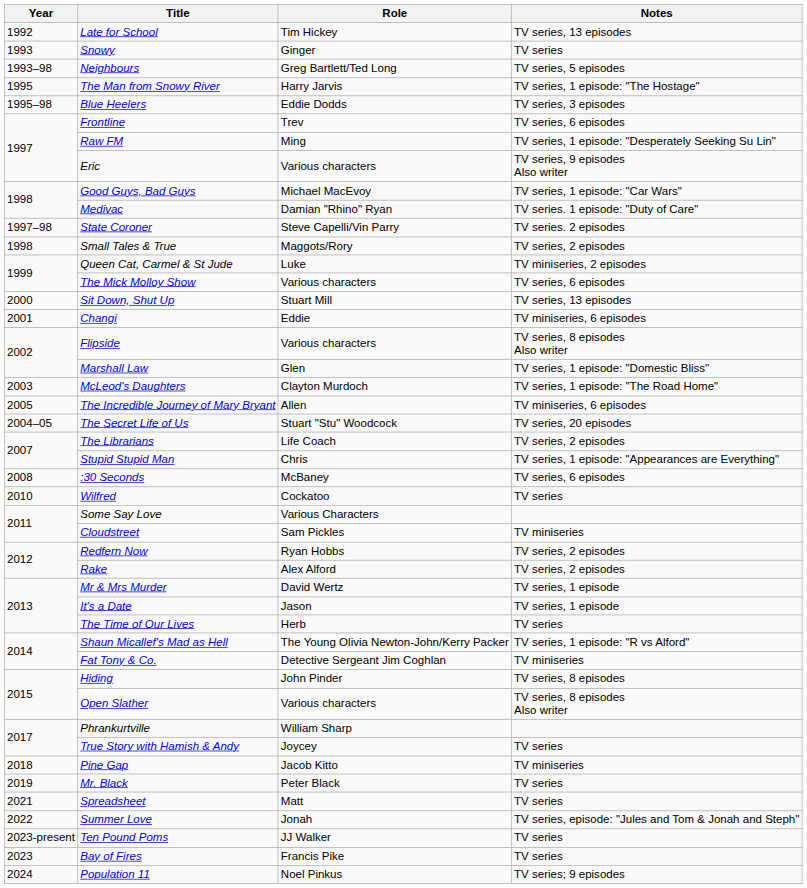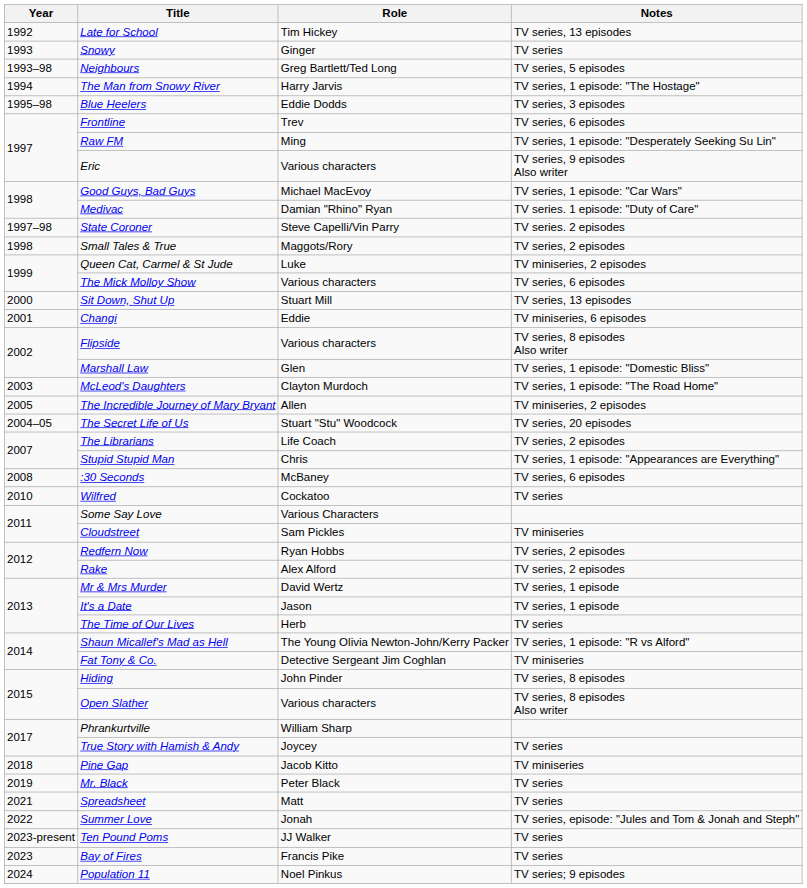(20, 86) 1995 -> (20, 86) 1994
(580, 404) TV miniseries, 6 episodes -> (580, 404) TV miniseries, 2 episodes
